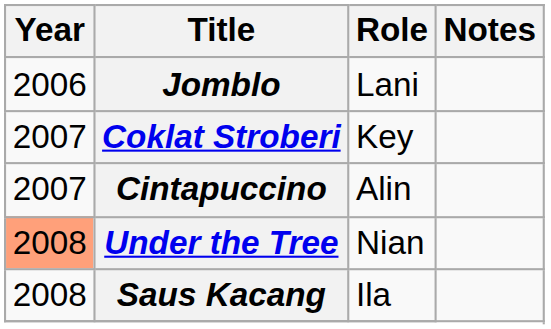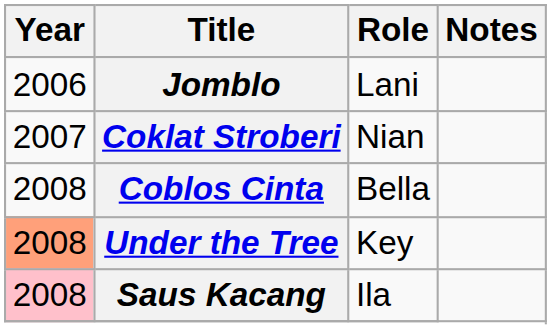(385, 136) Key -> (390, 136) Nian
- row: (221, 189)
+ row: (221, 189)
(390, 242) Nian -> (385, 242) Key
(50, 294) no background -> (50, 294) pink background
